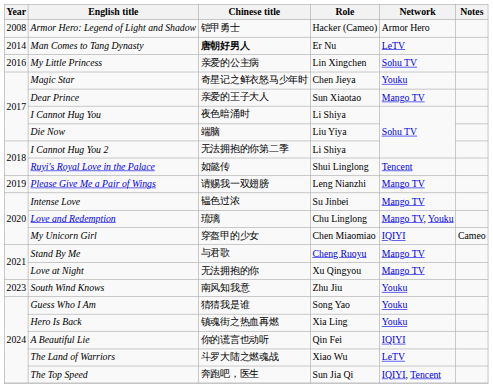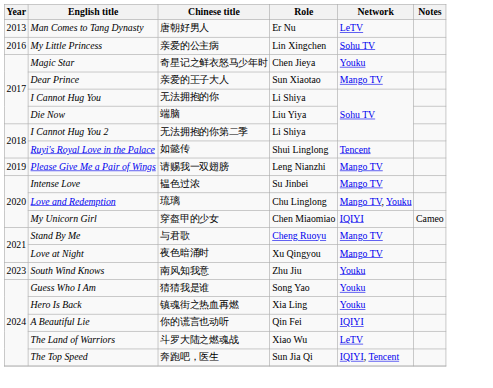- row: (113, 28)
(16, 45) 2014 -> (16, 28) 2013
(225, 45) bold -> (185, 28) normal
(225, 114) 夜色暗涌时 -> (190, 97) 无法拥抱的你
(230, 270) 无法拥抱的你 -> (185, 253) 夜色暗涌时
